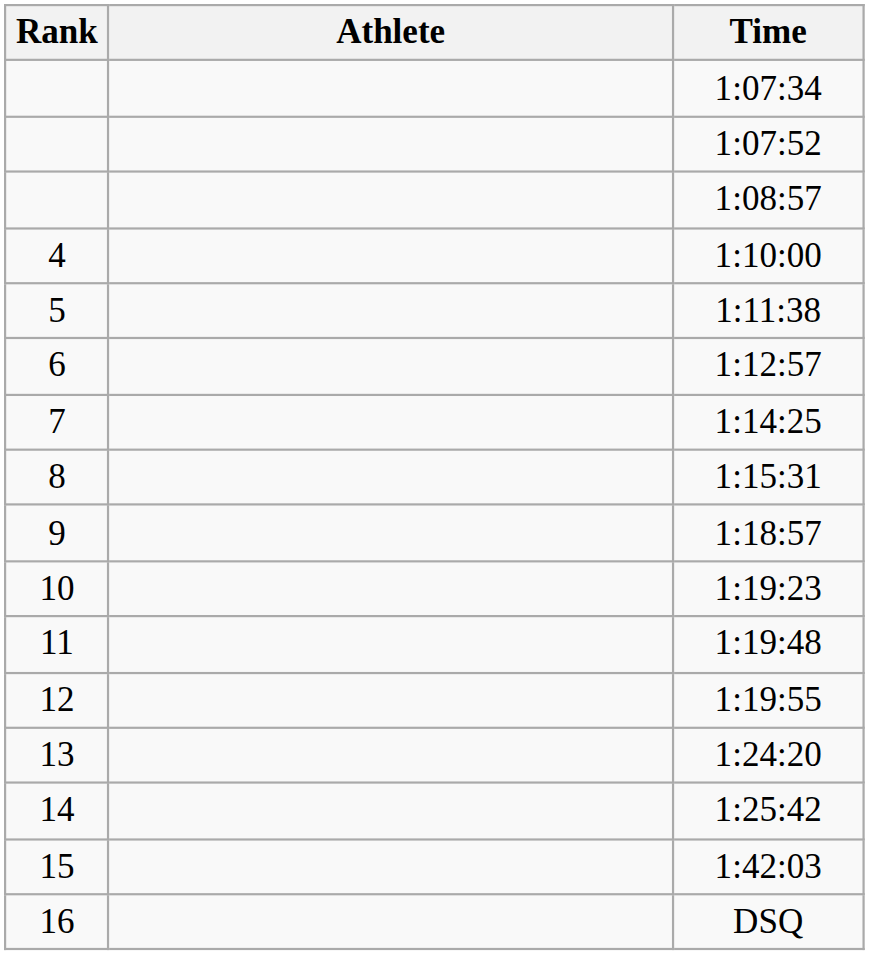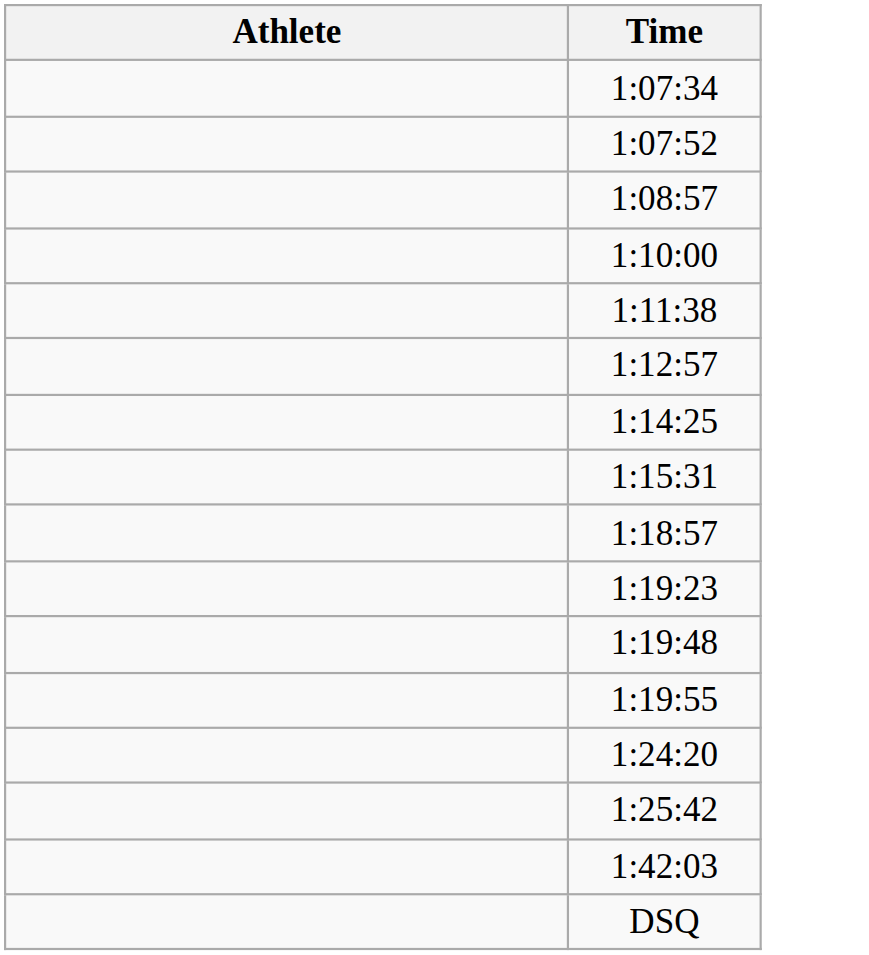- column: (57, 32)
